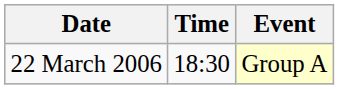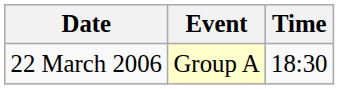columns swapped: (202, 24) <-> (284, 24)
